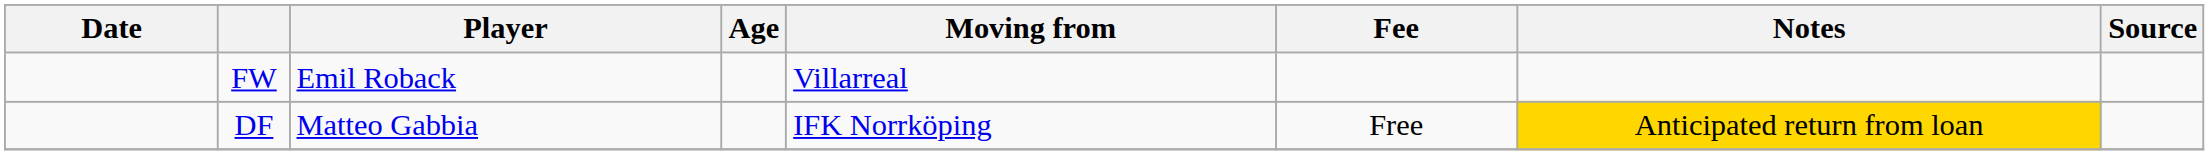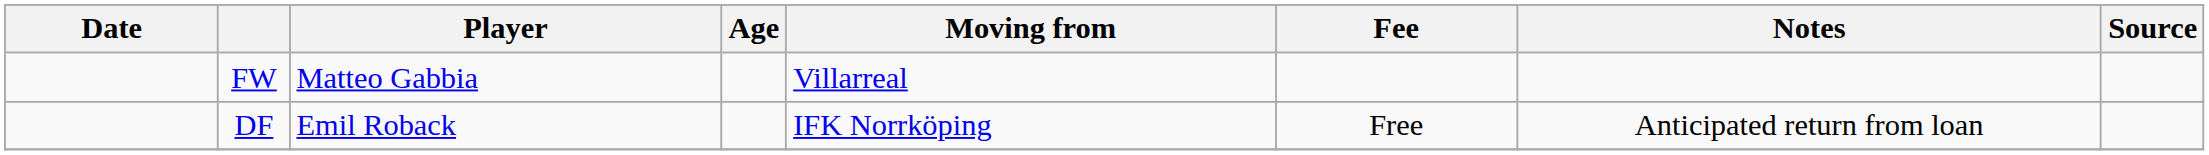(376, 76) Emil Roback -> (387, 76) Matteo Gabbia
(387, 125) Matteo Gabbia -> (376, 125) Emil Roback
(1809, 125) gold background -> (1809, 125) no background
